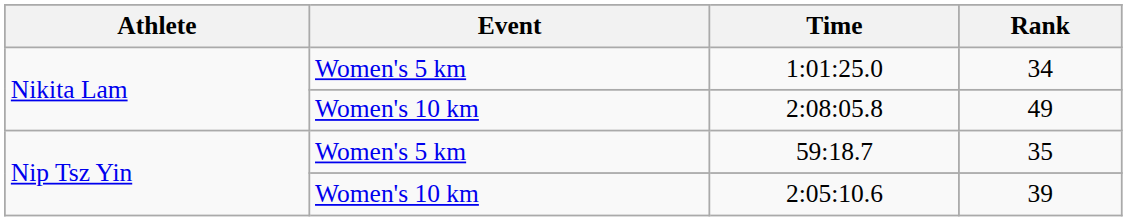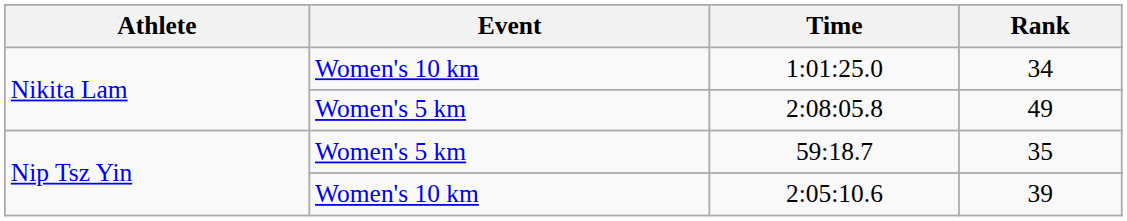(391, 67) Women's 5 km -> (397, 67) Women's 10 km
(397, 109) Women's 10 km -> (391, 109) Women's 5 km
